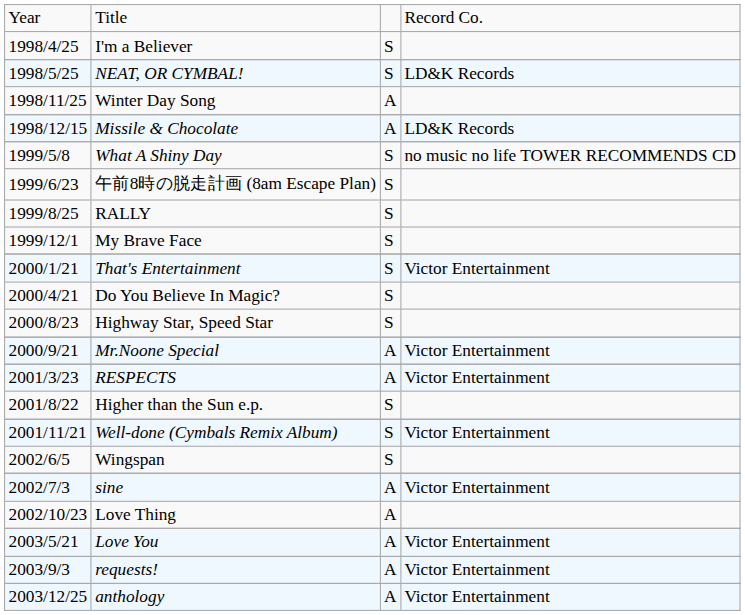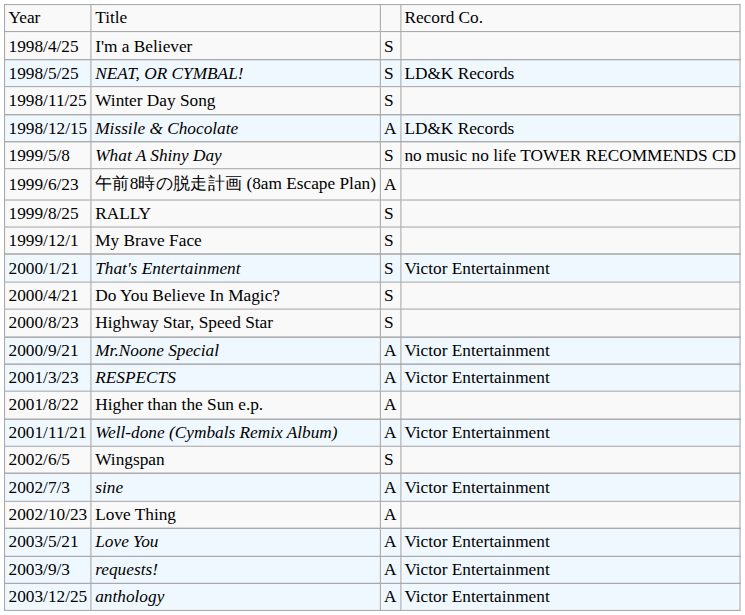(390, 100) A -> (389, 100) S
(389, 184) S -> (390, 184) A
(389, 405) S -> (390, 405) A
(389, 432) S -> (390, 432) A
